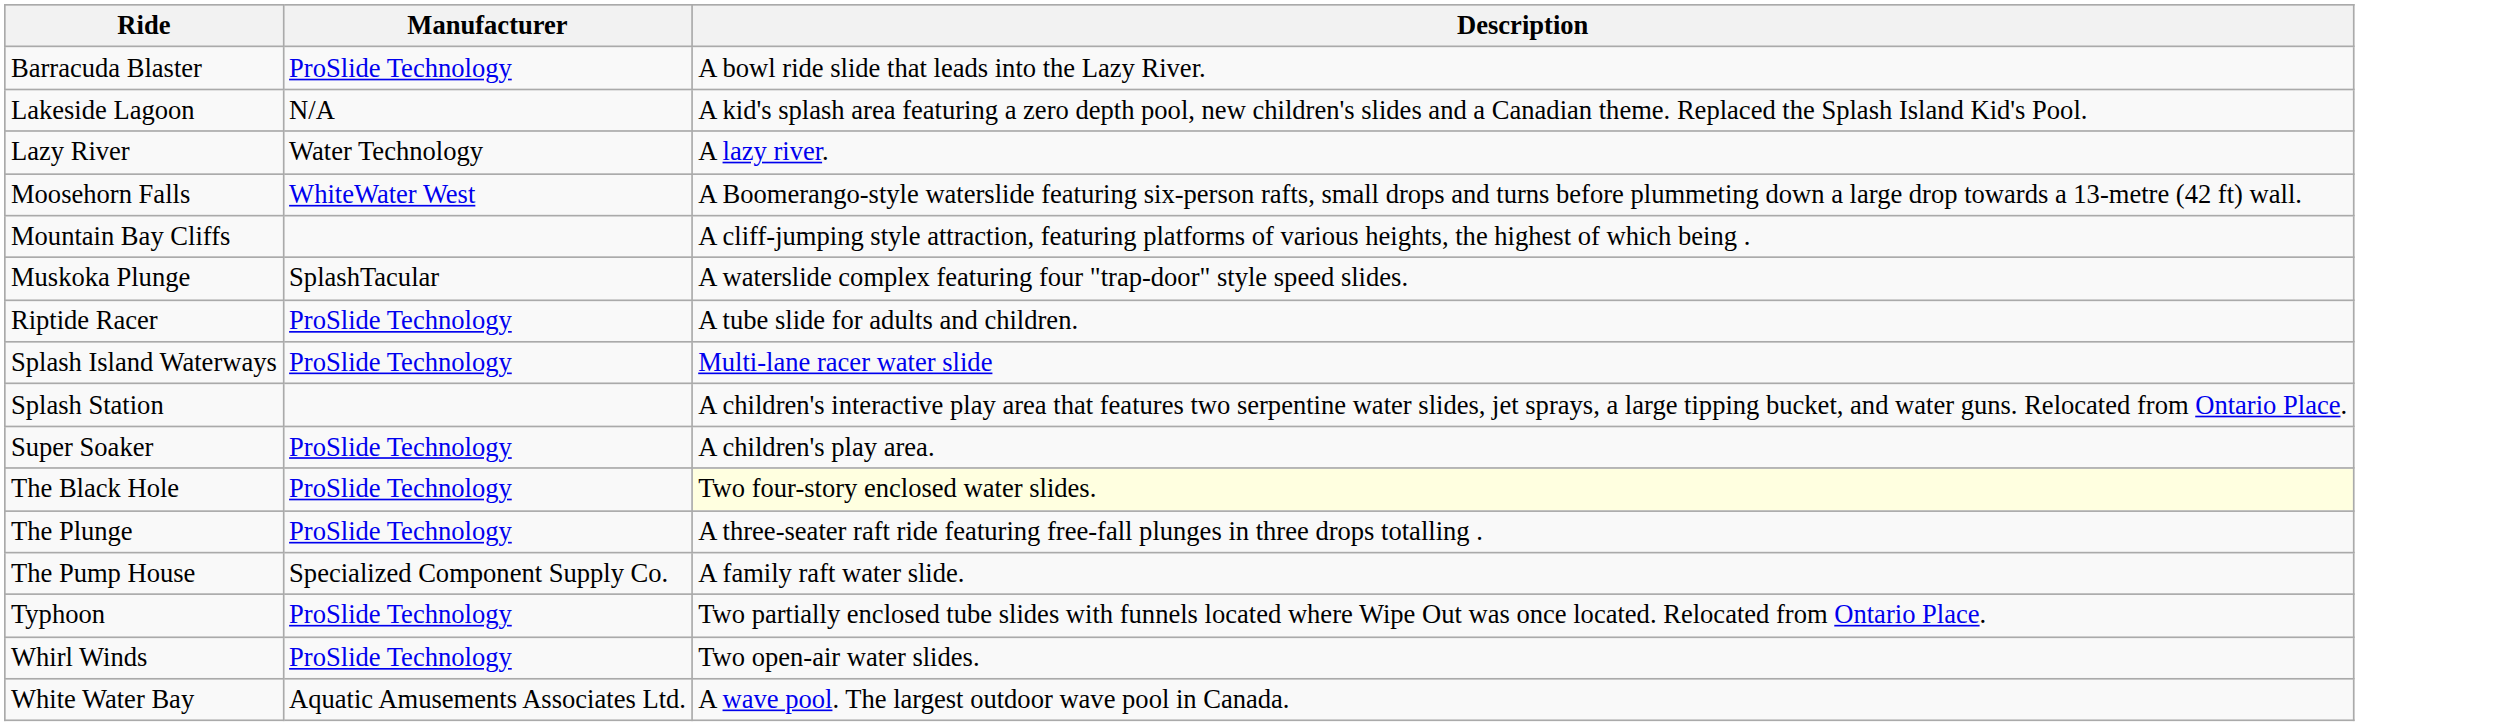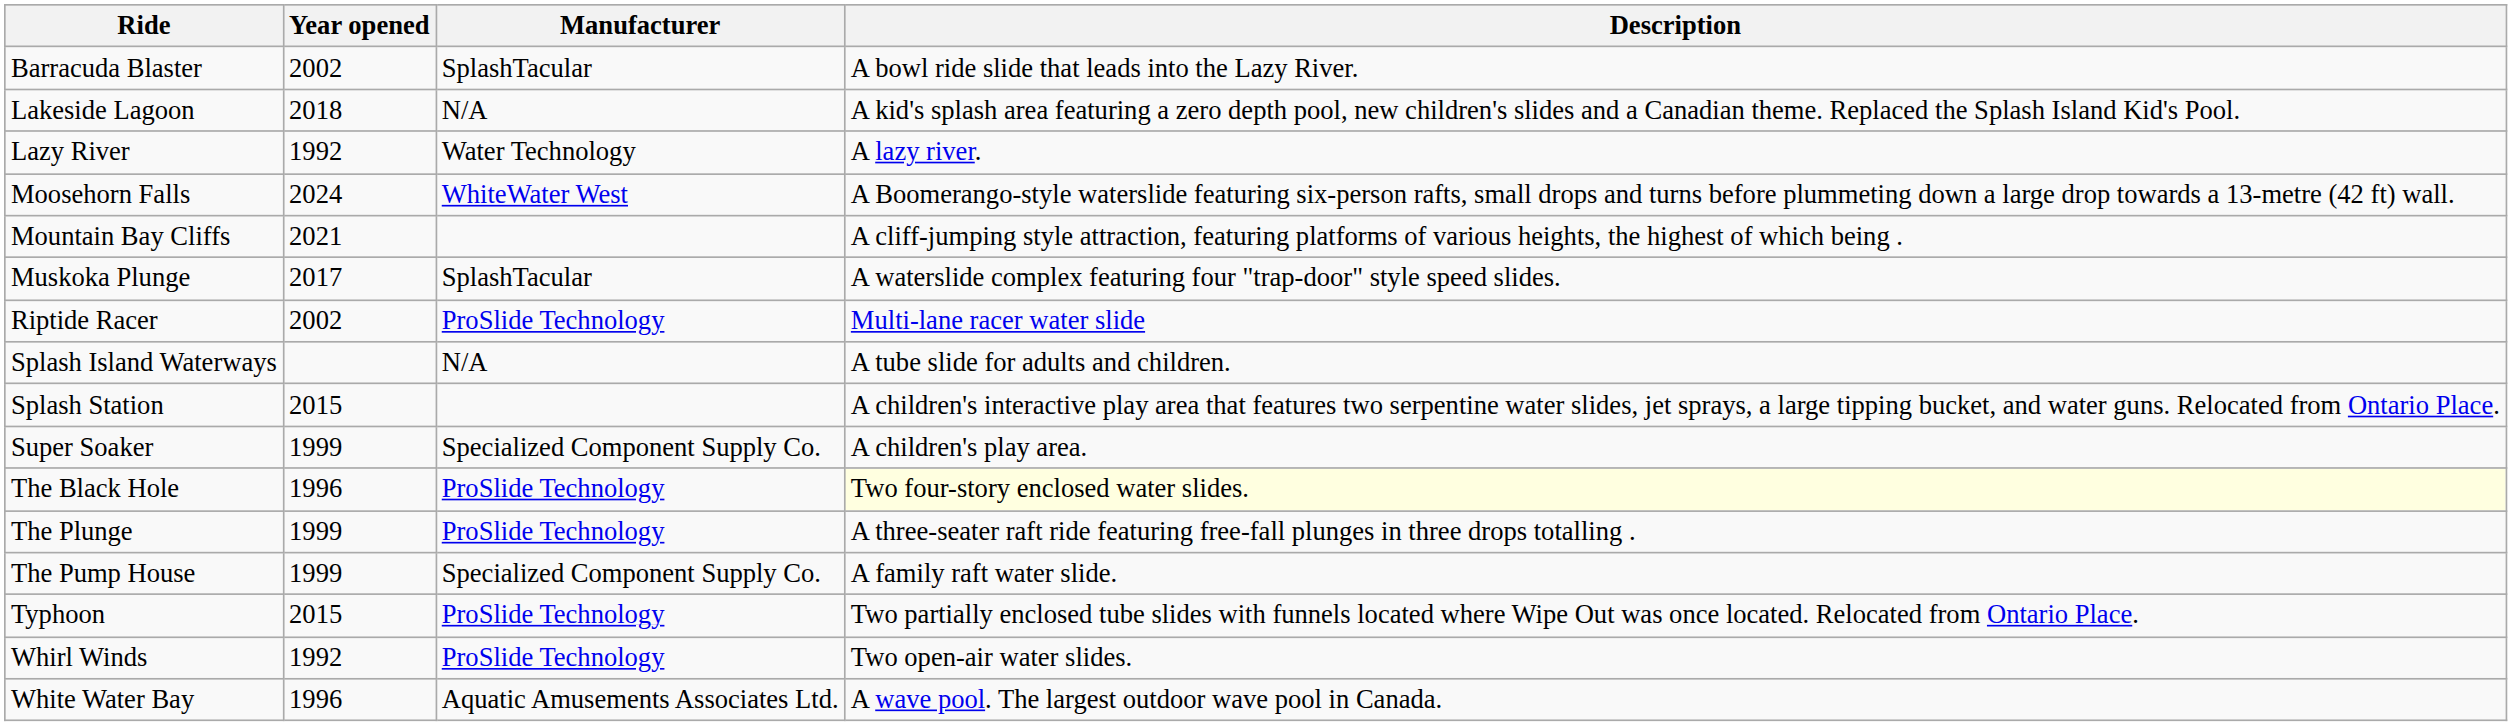+ column: (359, 25)
(400, 67) ProSlide Technology -> (517, 67) SplashTacular
(888, 320) A tube slide for adults and children. -> (998, 320) Multi-lane racer water slide
(400, 362) ProSlide Technology -> (465, 362) N/A
(845, 362) Multi-lane racer water slide -> (1041, 362) A tube slide for adults and children.
(400, 446) ProSlide Technology -> (631, 446) Specialized Component Supply Co.
